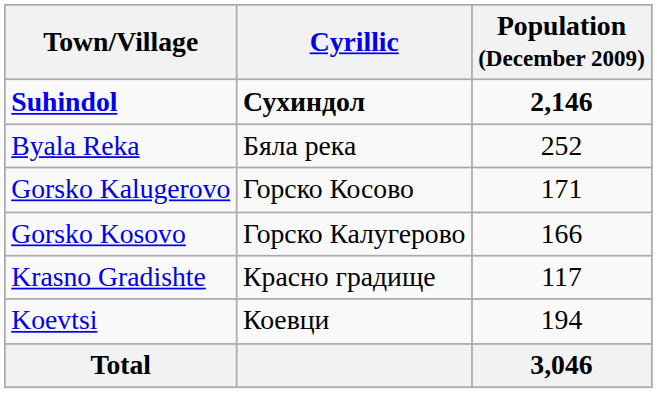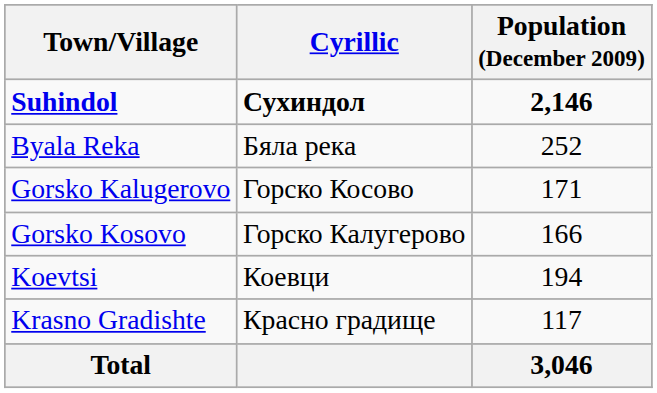rows swapped: (54, 320) <-> (108, 277)
